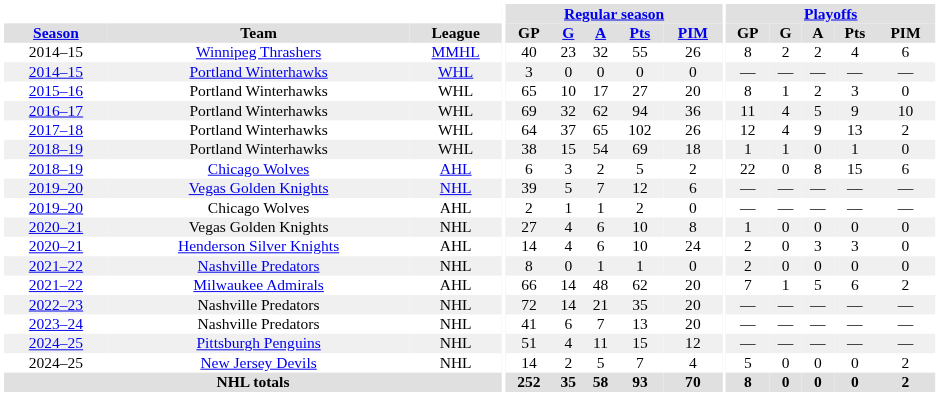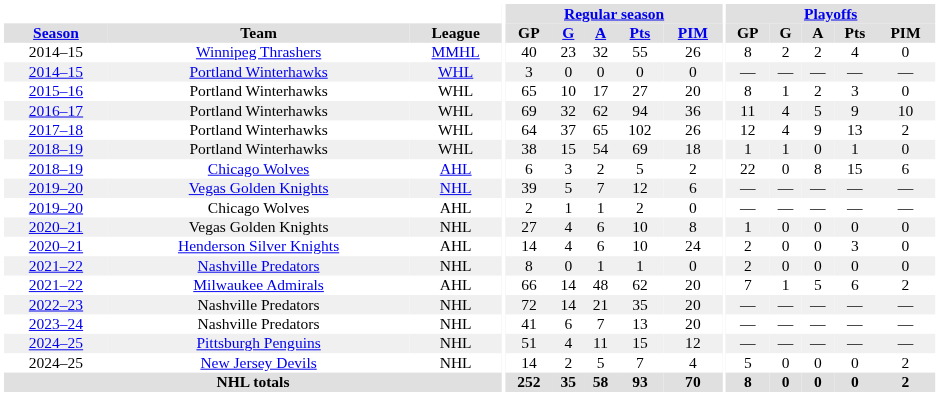(905, 52) 6 -> (905, 52) 0
(818, 246) 3 -> (818, 246) 0
